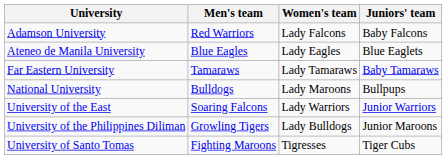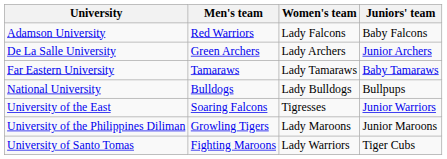- row: (76, 51)
+ row: (62, 51)
(316, 88) Lady Maroons -> (316, 88) Lady Bulldogs
(316, 107) Lady Warriors -> (304, 107) Tigresses
(316, 126) Lady Bulldogs -> (316, 126) Lady Maroons
(304, 145) Tigresses -> (316, 145) Lady Warriors
